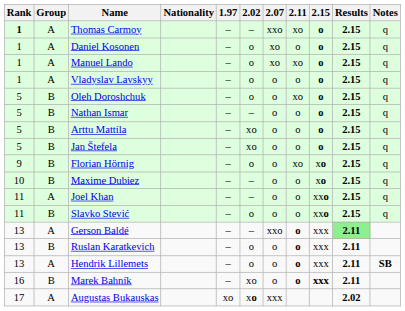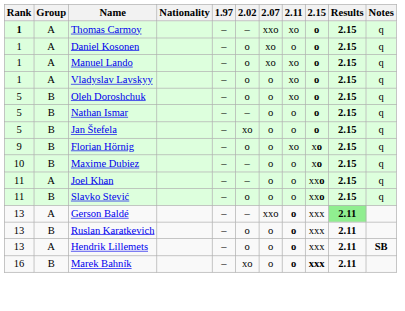(298, 79) o -> (294, 79) xo
- row: (99, 130)
- row: (115, 297)
